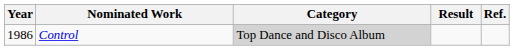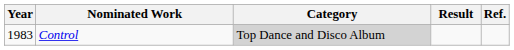(20, 34) 1986 -> (20, 34) 1983
